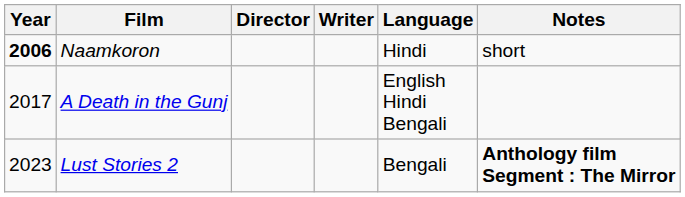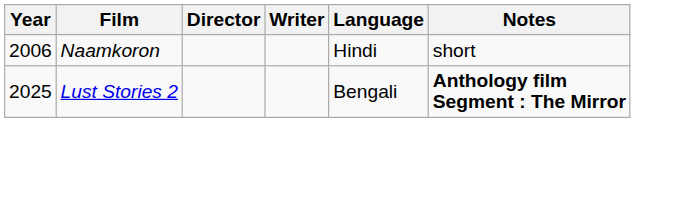(30, 50) bold -> (30, 50) normal
- row: (144, 102)
(30, 165) 2023 -> (30, 91) 2025
